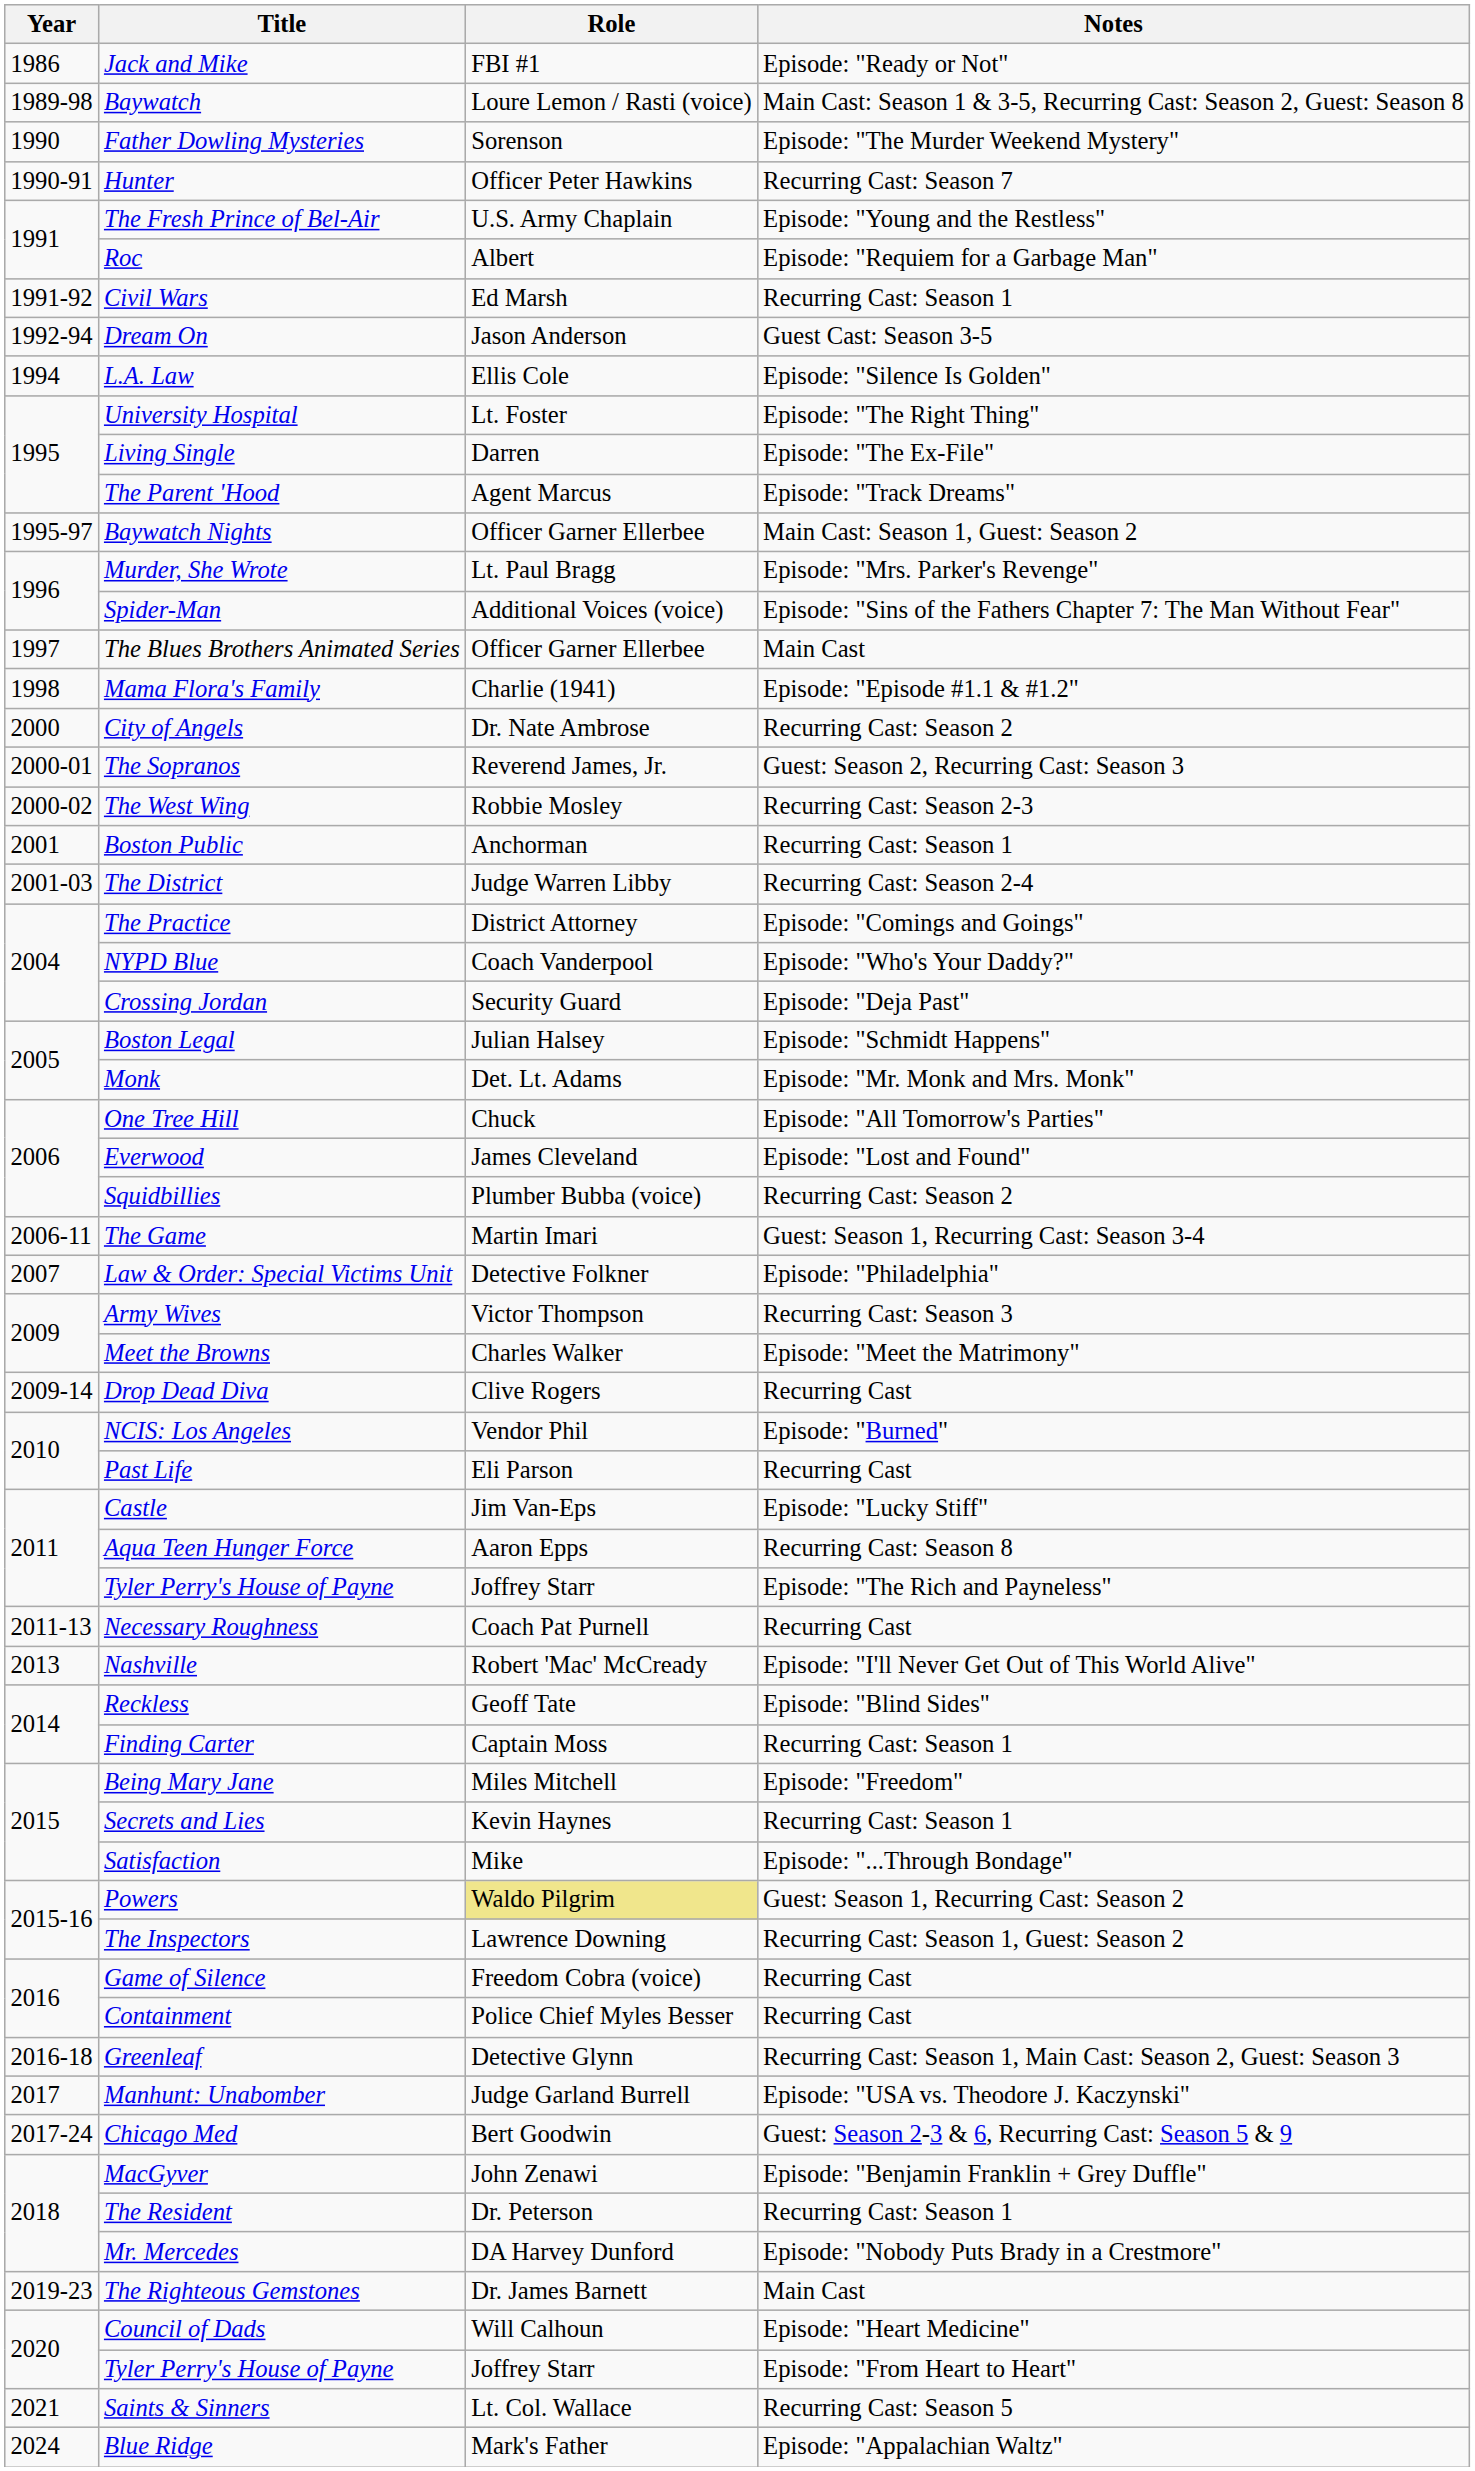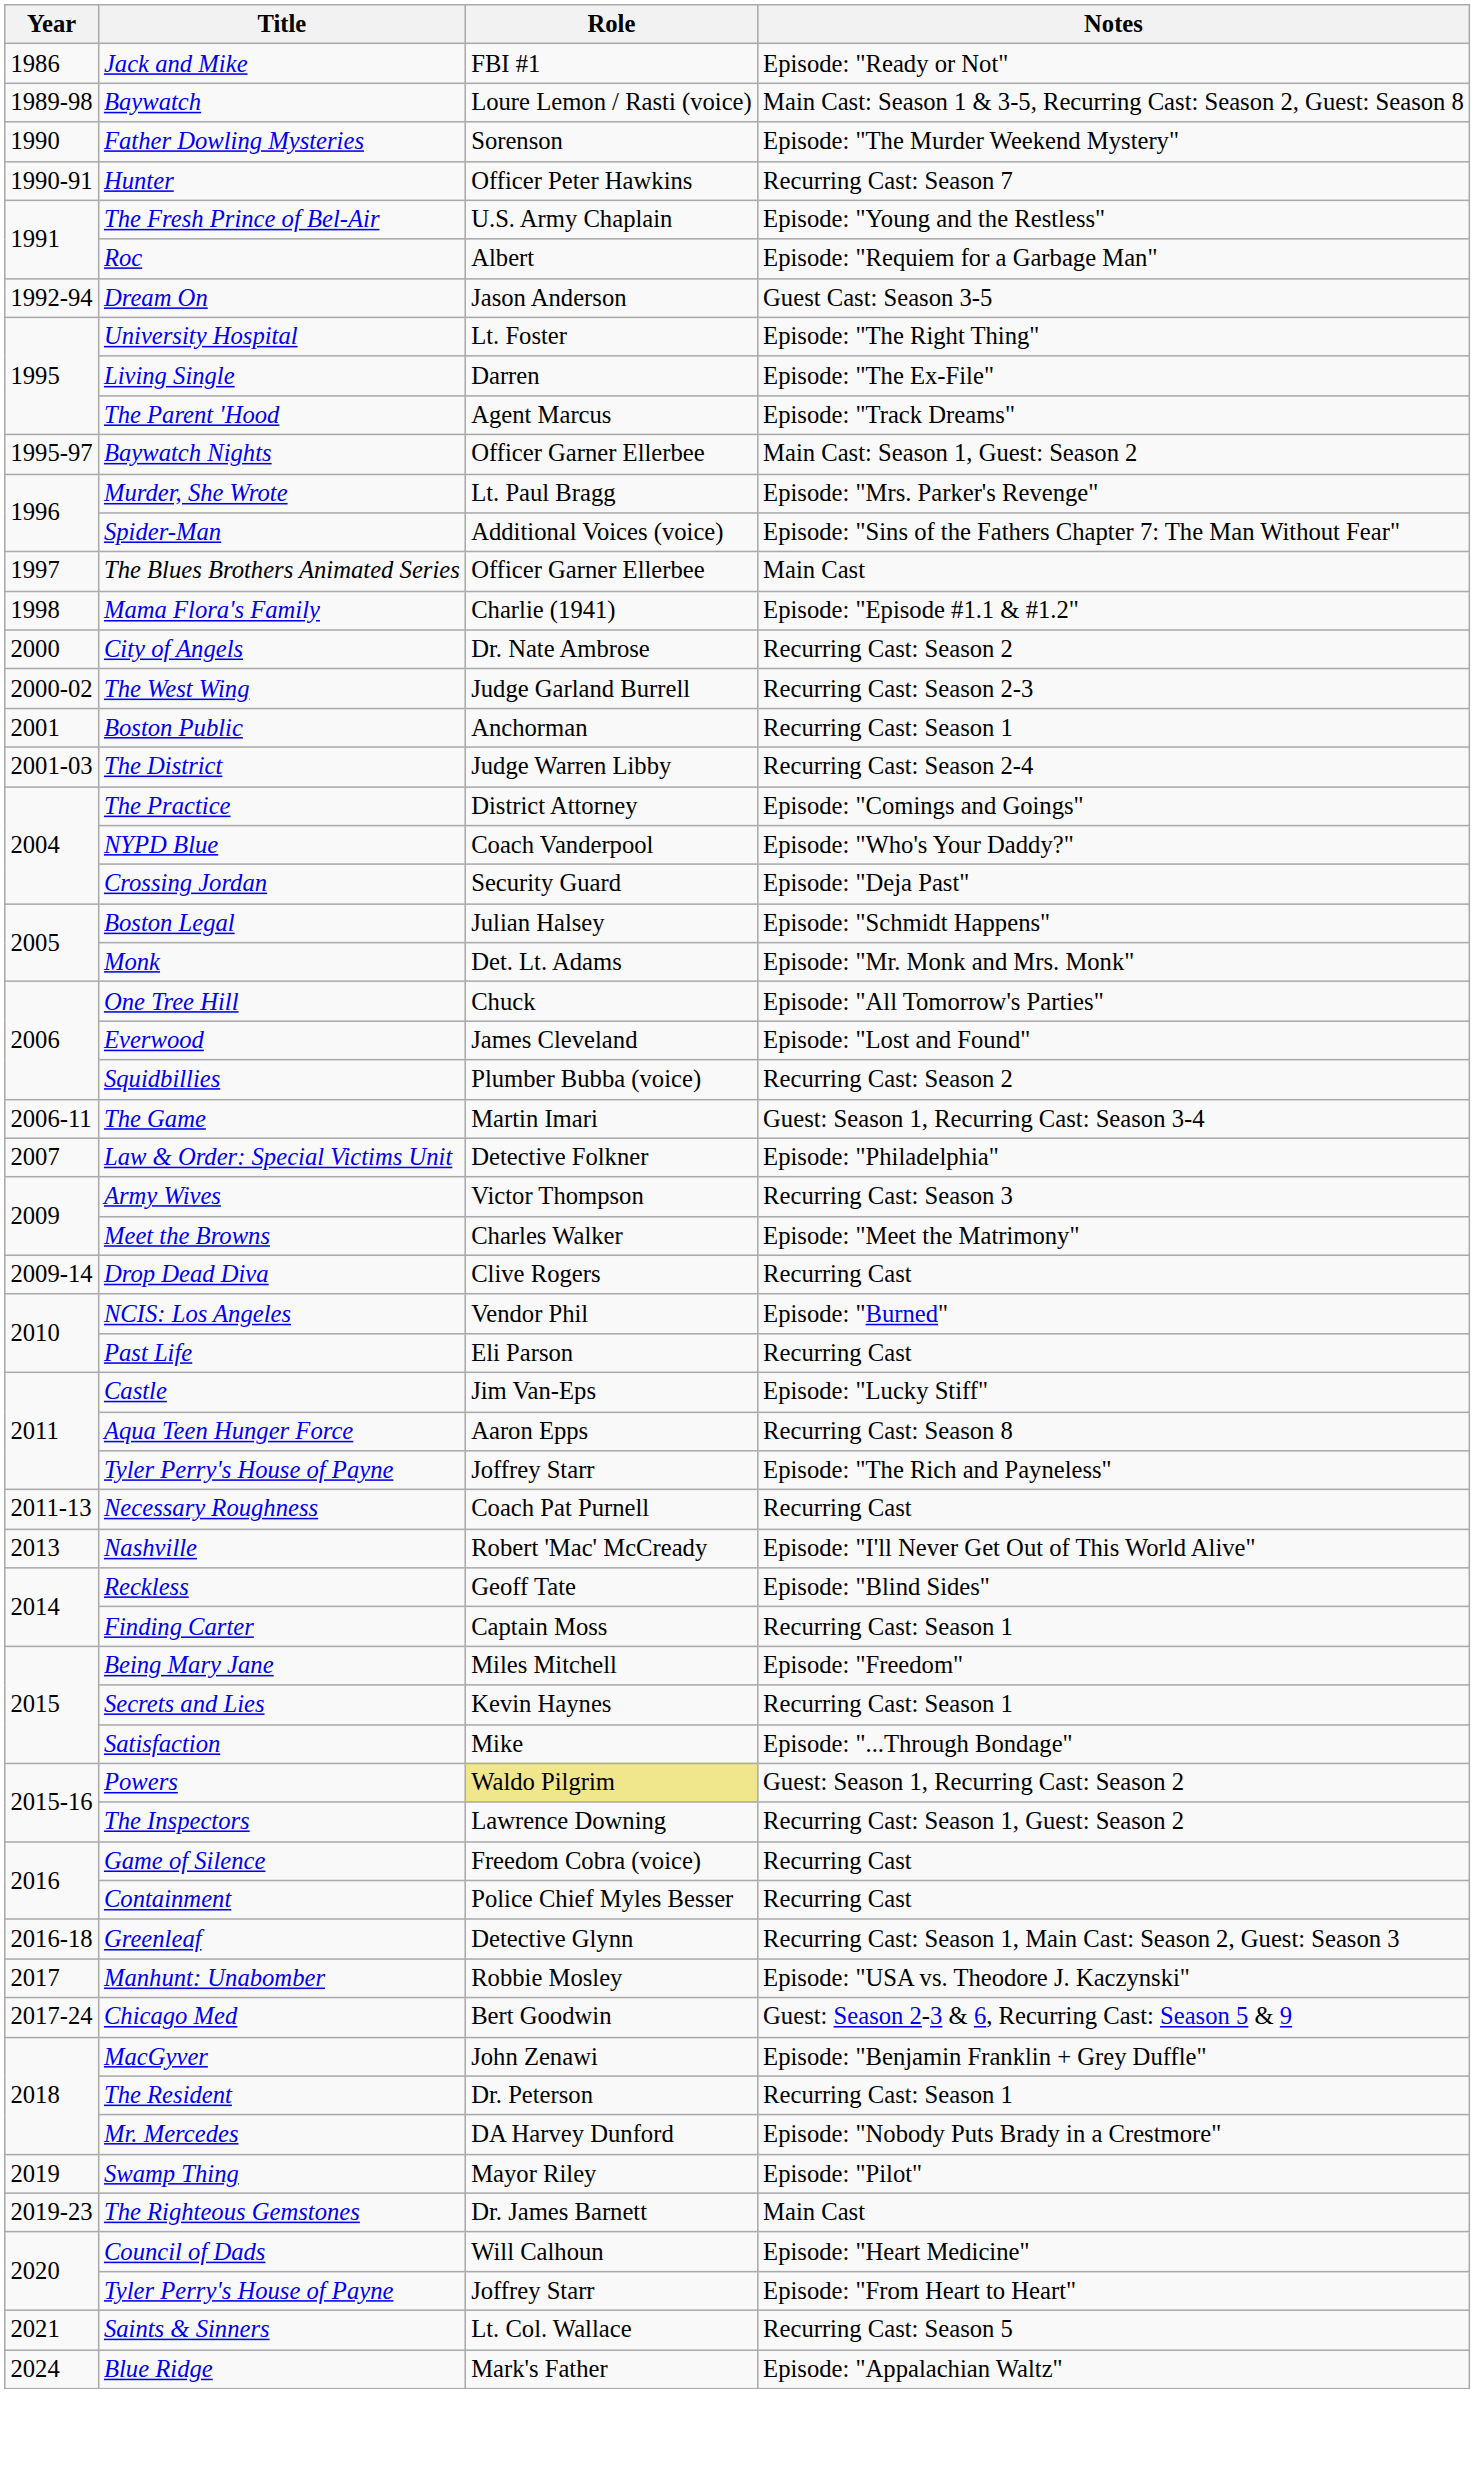- row: (156, 297)
- row: (149, 375)
- row: (172, 766)
(547, 805) Robbie Mosley -> (581, 688) Judge Garland Burrell
(581, 2095) Judge Garland Burrell -> (547, 1977) Robbie Mosley
+ row: (171, 2173)
